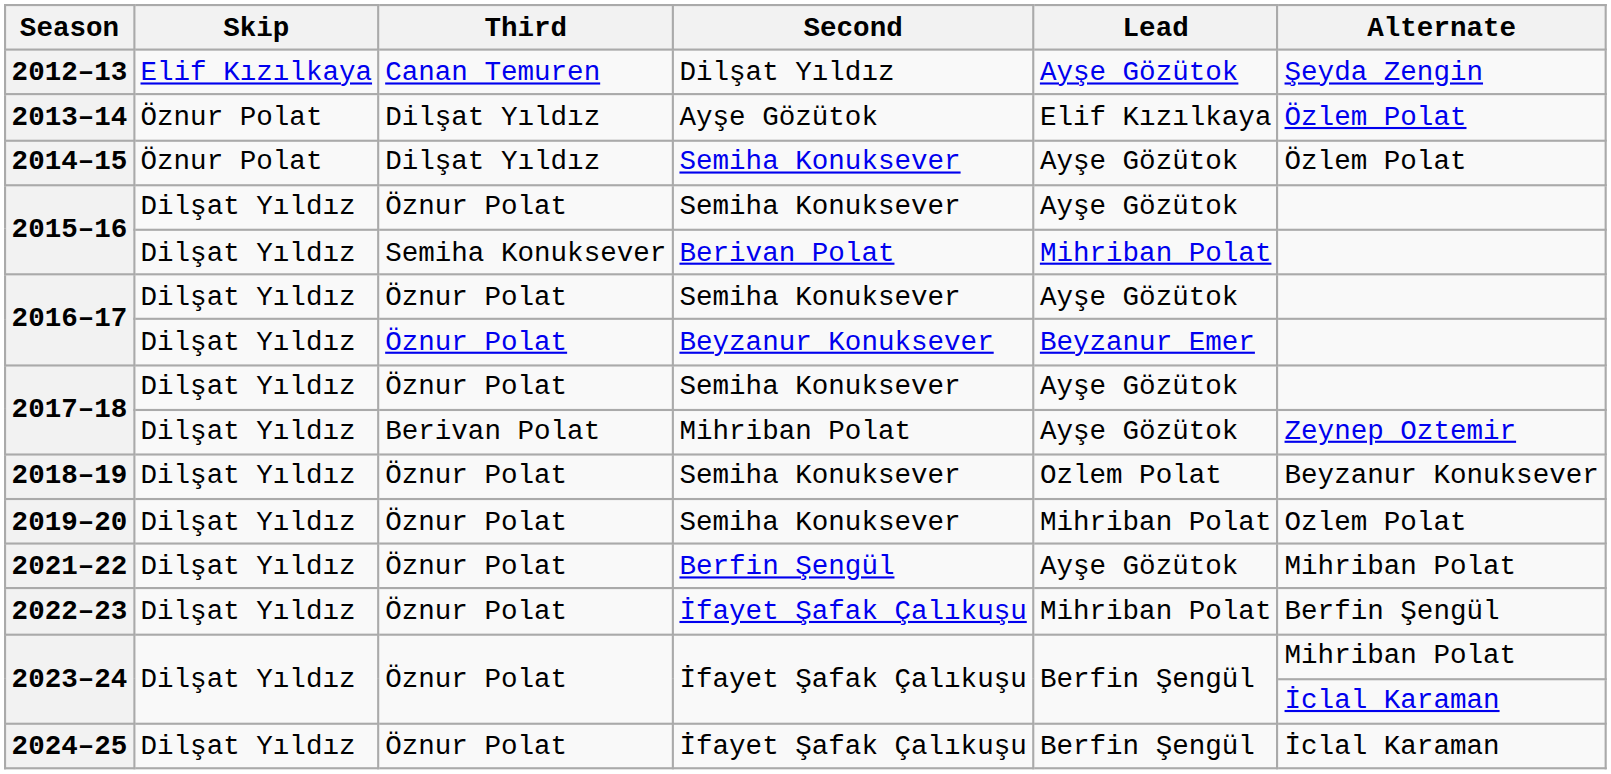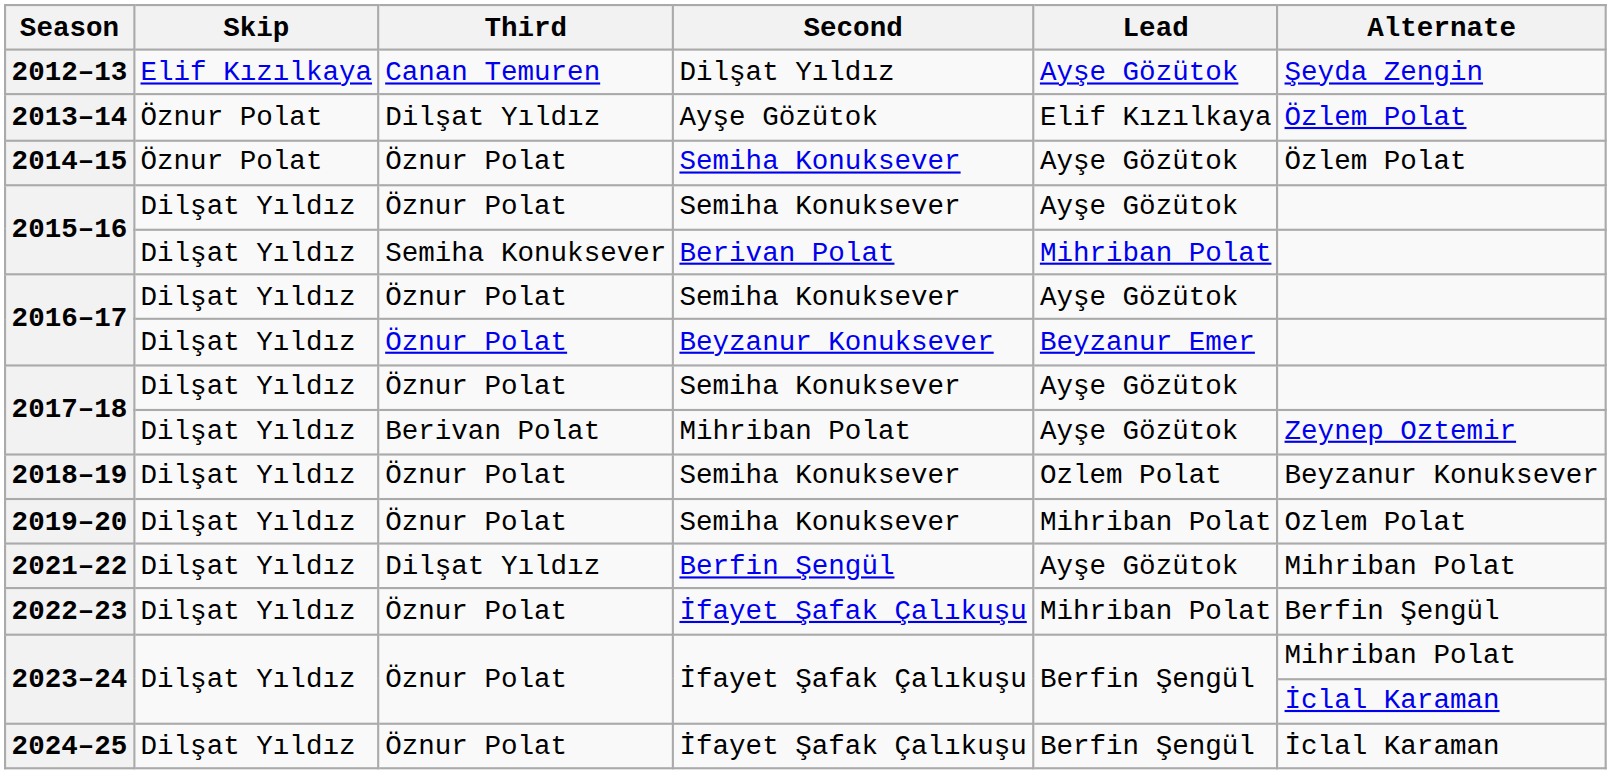(493, 162) Dilşat Yıldız -> (476, 162) Öznur Polat
(476, 567) Öznur Polat -> (493, 567) Dilşat Yıldız
